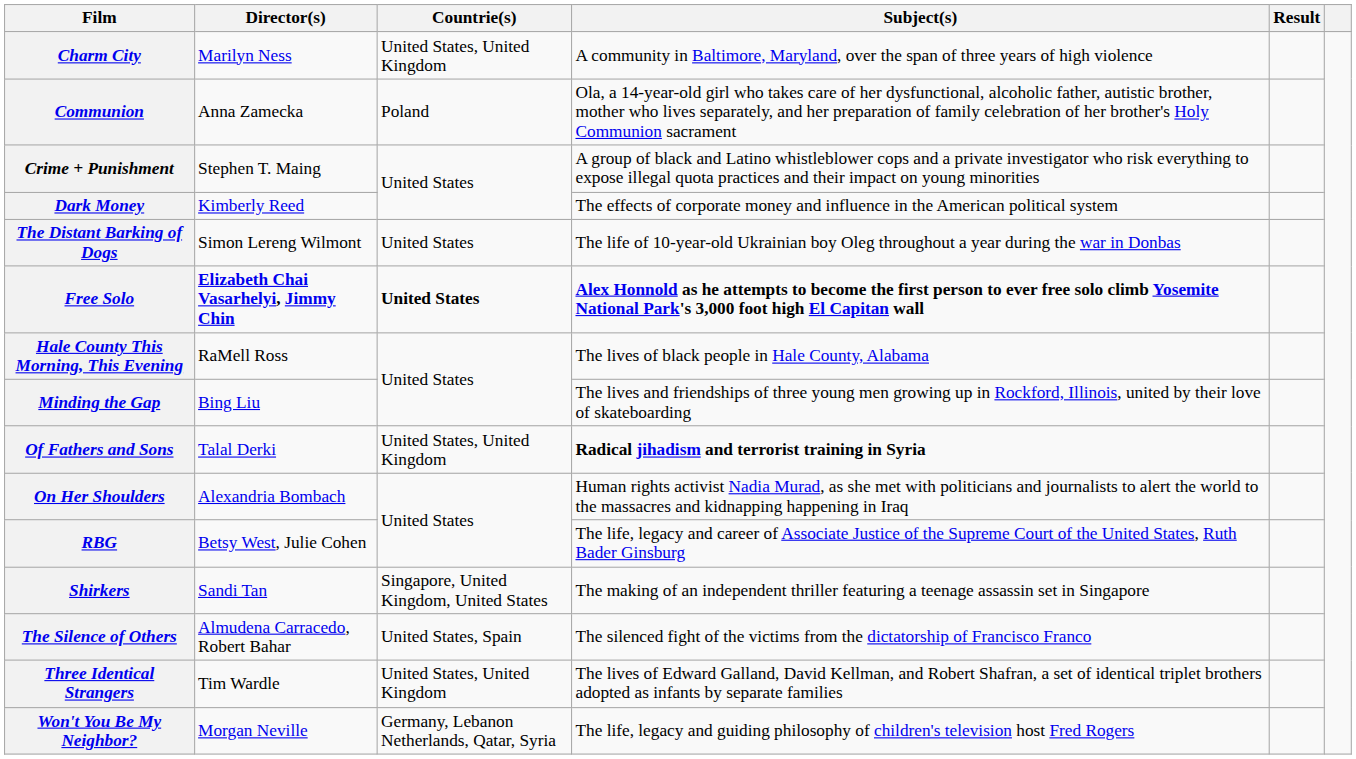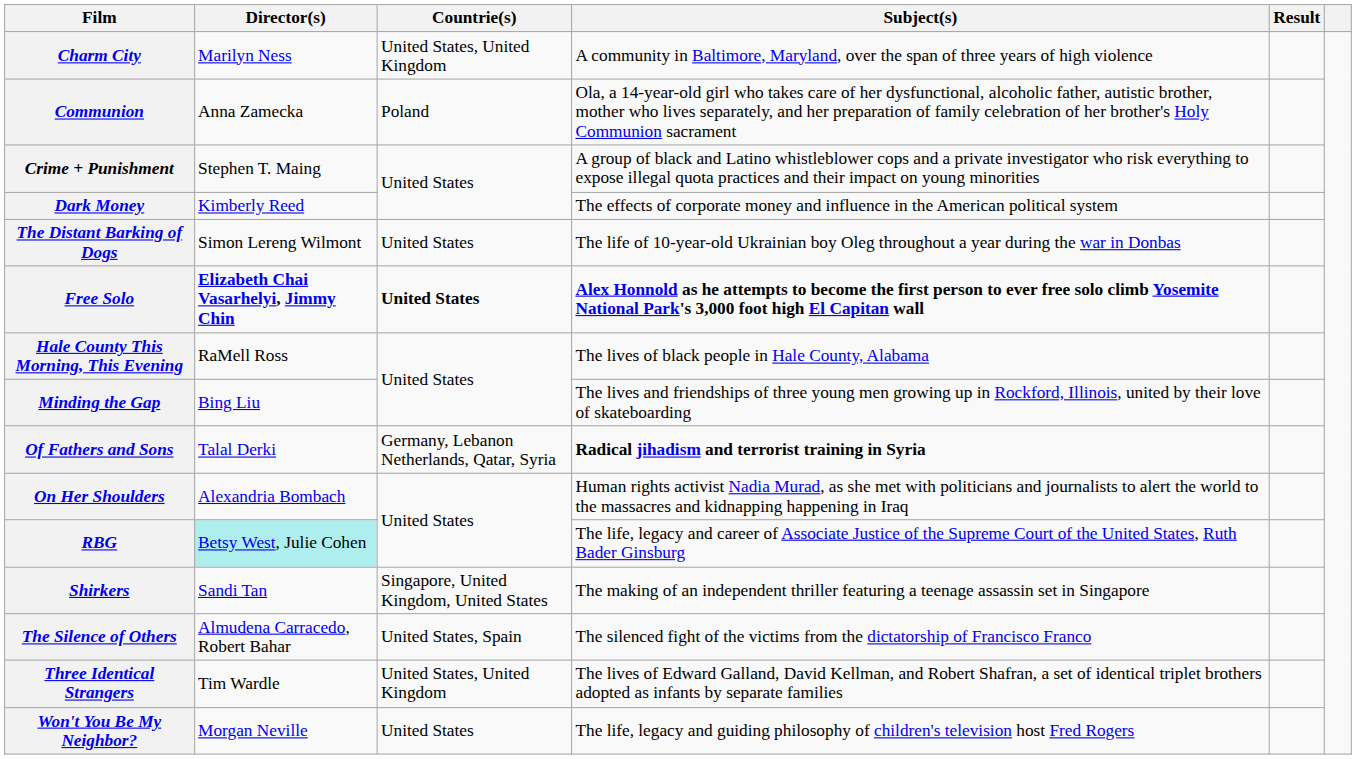(455, 449) United States, United Kingdom -> (469, 449) Germany, Lebanon Netherlands, Qatar, Syria
(282, 543) no background -> (282, 543) paleturquoise background
(469, 730) Germany, Lebanon Netherlands, Qatar, Syria -> (427, 730) United States
